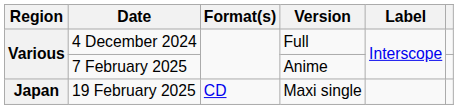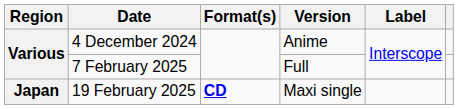(296, 41) Full -> (306, 41) Anime
(306, 66) Anime -> (296, 66) Full
(215, 91) normal -> (215, 91) bold
